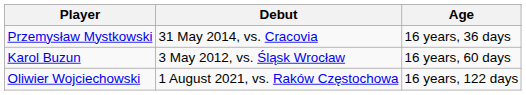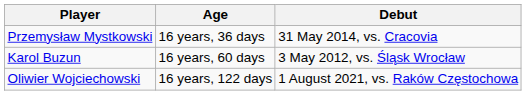columns swapped: (461, 15) <-> (278, 15)
